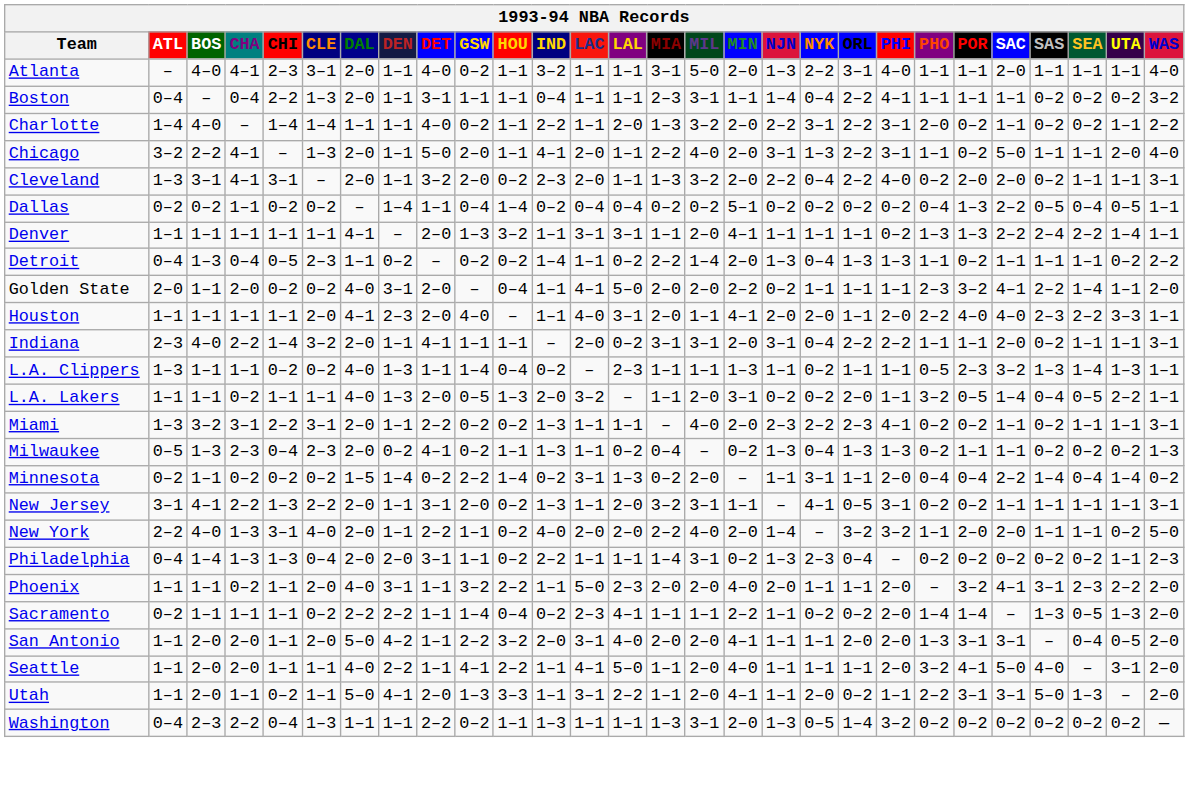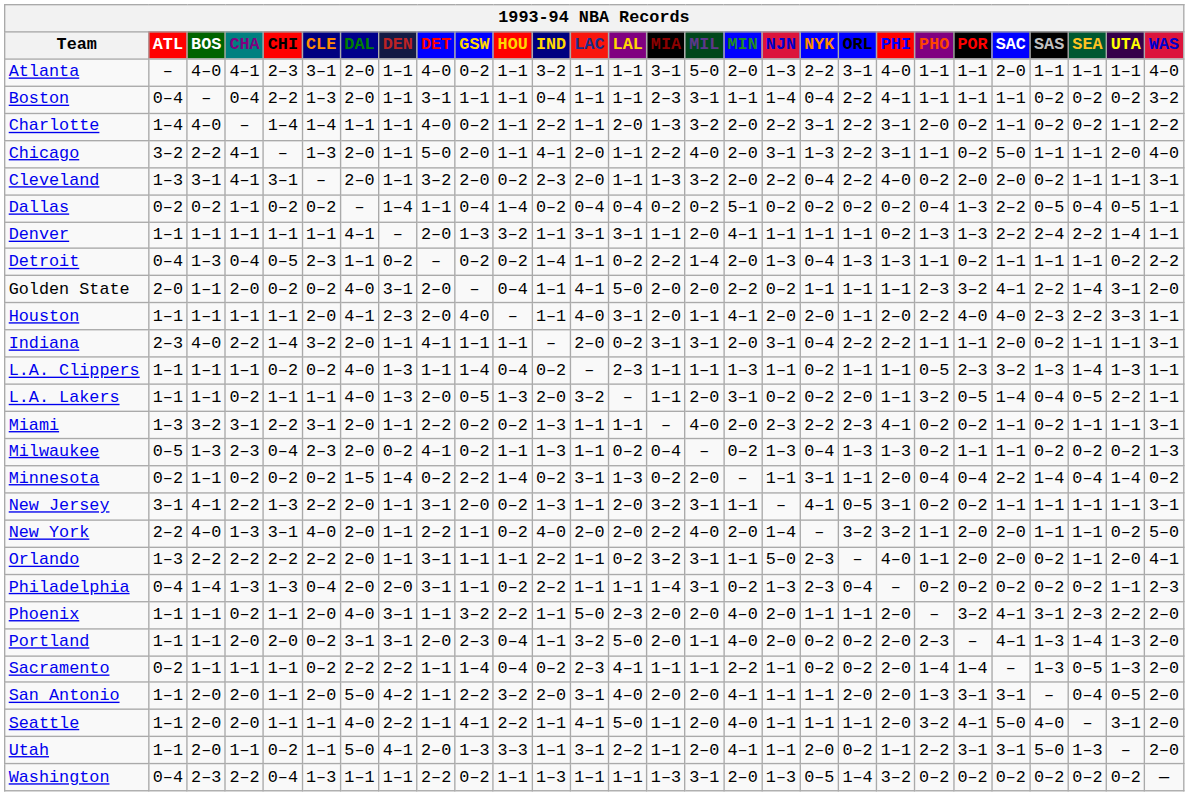(1126, 290) 1–1 -> (1126, 290) 3–1
(168, 371) 1–3 -> (168, 371) 1–1
+ row: (44, 561)
+ row: (49, 642)
